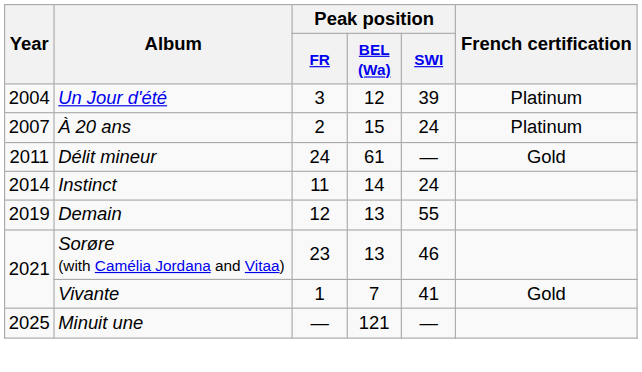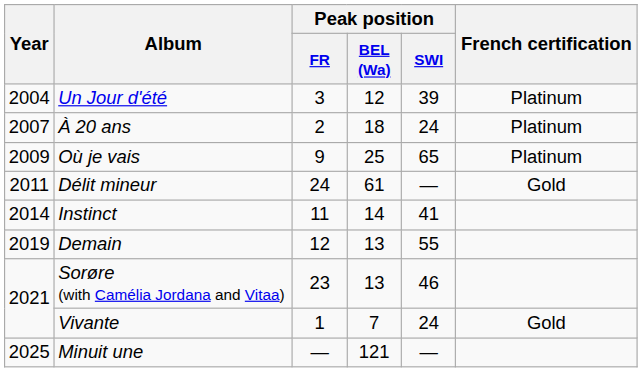(374, 127) 15 -> (374, 127) 18
+ row: (99, 156)
(429, 185) 24 -> (429, 214) 41
(429, 293) 41 -> (429, 323) 24
